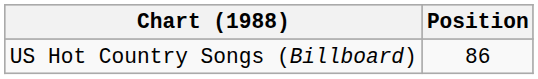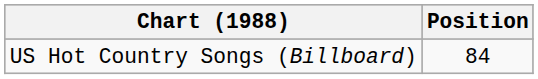(478, 57) 86 -> (478, 57) 84
